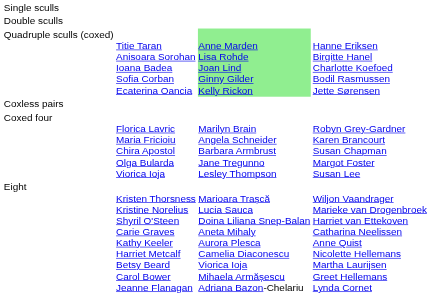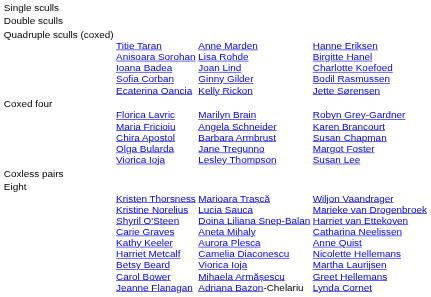(228, 68) lightgreen background -> (228, 68) no background
rows swapped: (34, 104) <-> (28, 117)
